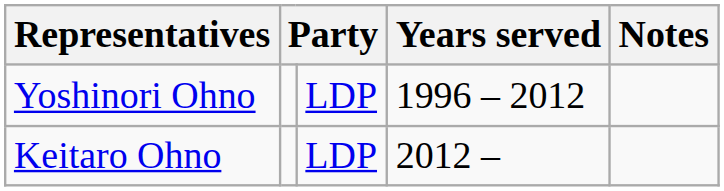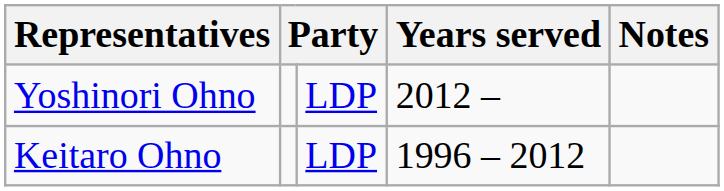(490, 94) 1996 – 2012 -> (448, 94) 2012 –
(448, 154) 2012 – -> (490, 154) 1996 – 2012
